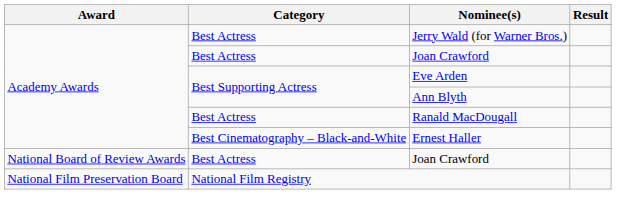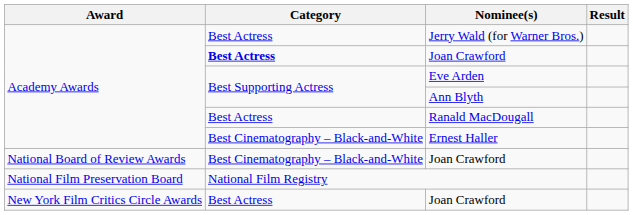(224, 55) normal -> (242, 55) bold
(224, 158) Best Actress -> (315, 158) Best Cinematography – Black-and-White
+ row: (105, 199)
